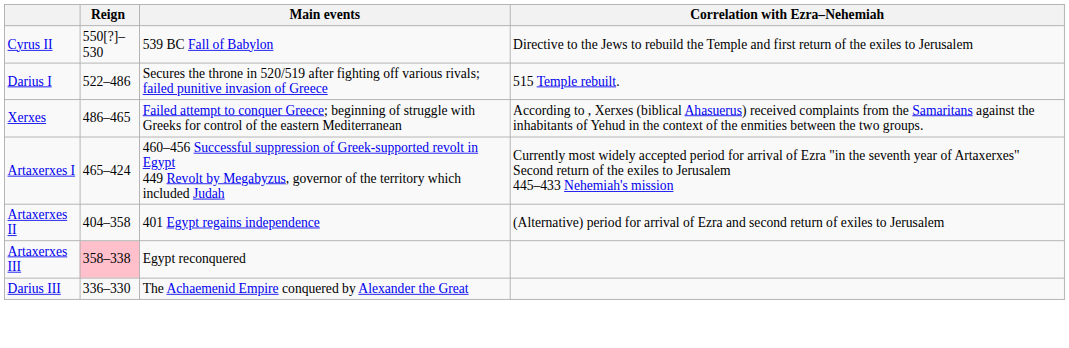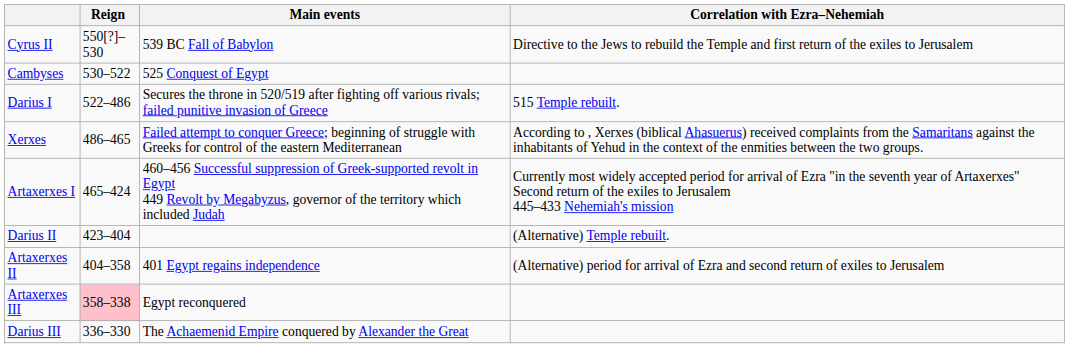+ row: (36, 73)
+ row: (32, 236)
